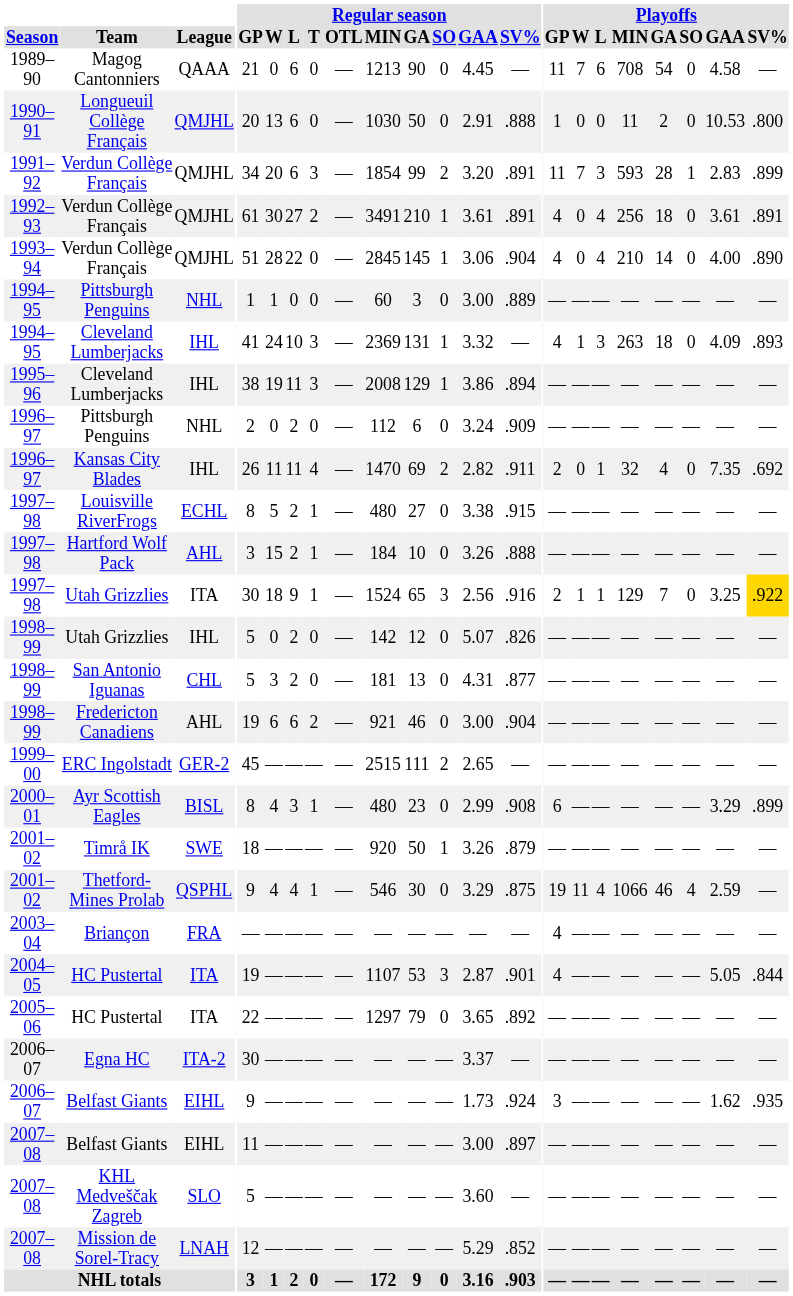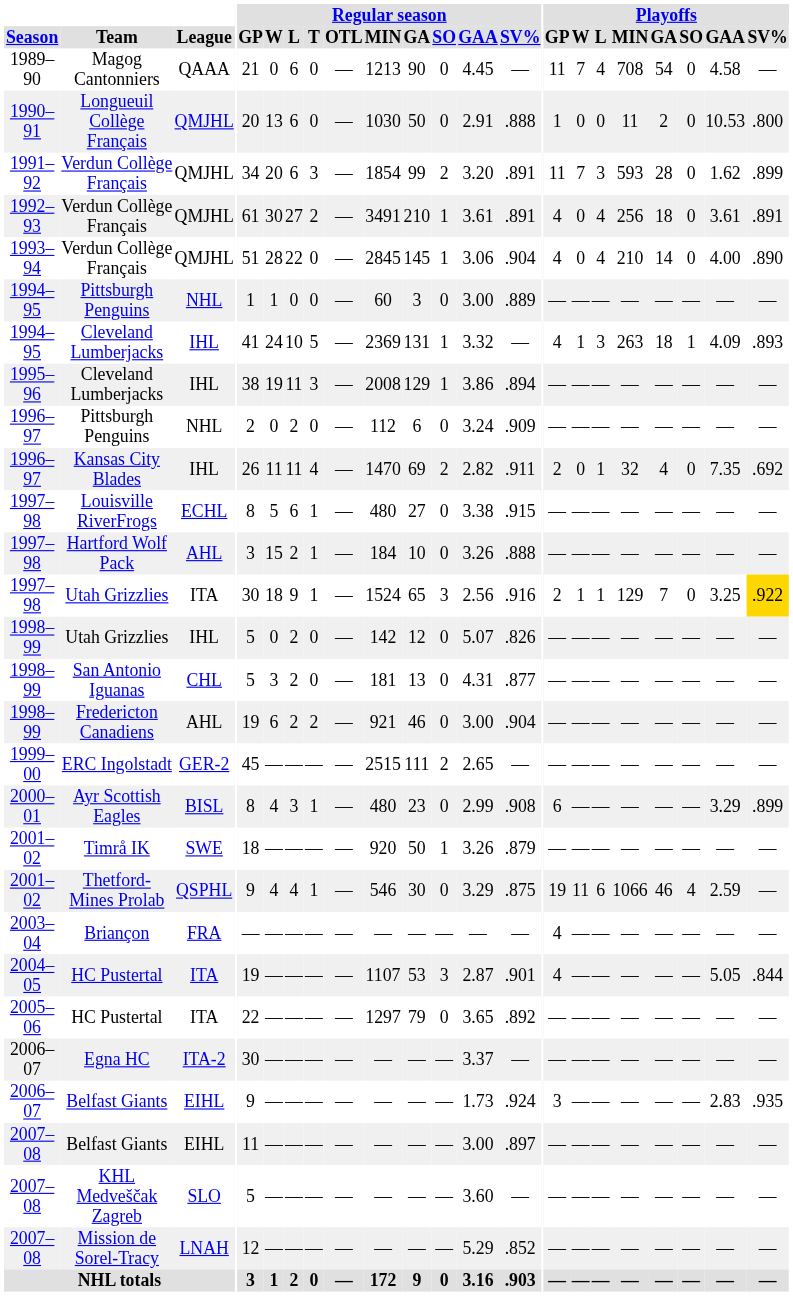(601, 69) 6 -> (601, 69) 4
(691, 173) 1 -> (691, 173) 0
(725, 173) 2.83 -> (725, 173) 1.62
(314, 342) 3 -> (314, 342) 5
(691, 342) 0 -> (691, 342) 1
(294, 511) 2 -> (294, 511) 6
(294, 722) 6 -> (294, 722) 2
(601, 890) 4 -> (601, 890) 6
(725, 1101) 1.62 -> (725, 1101) 2.83
